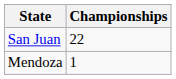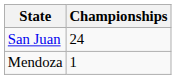(77, 39) 22 -> (77, 39) 24
